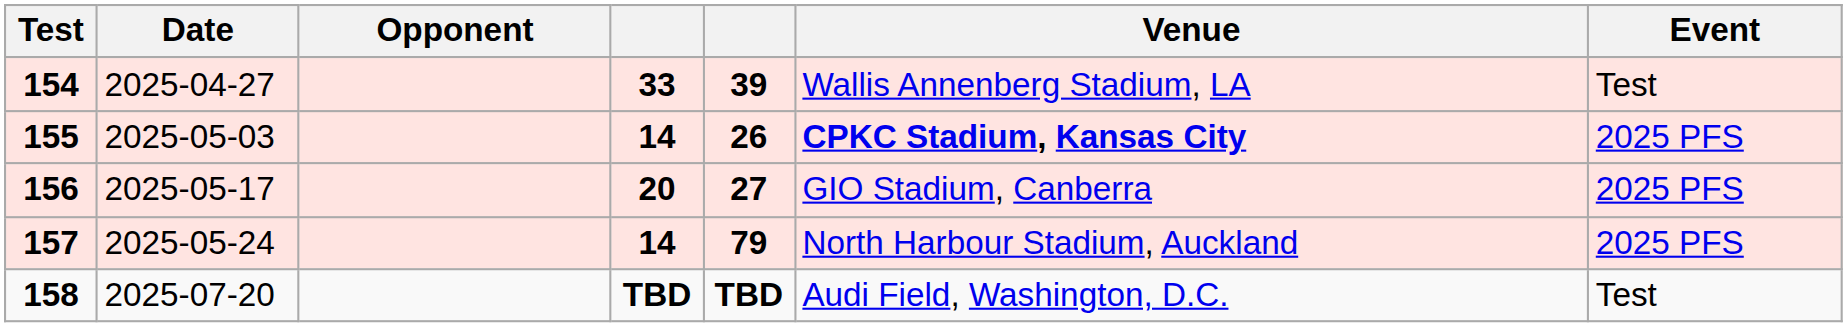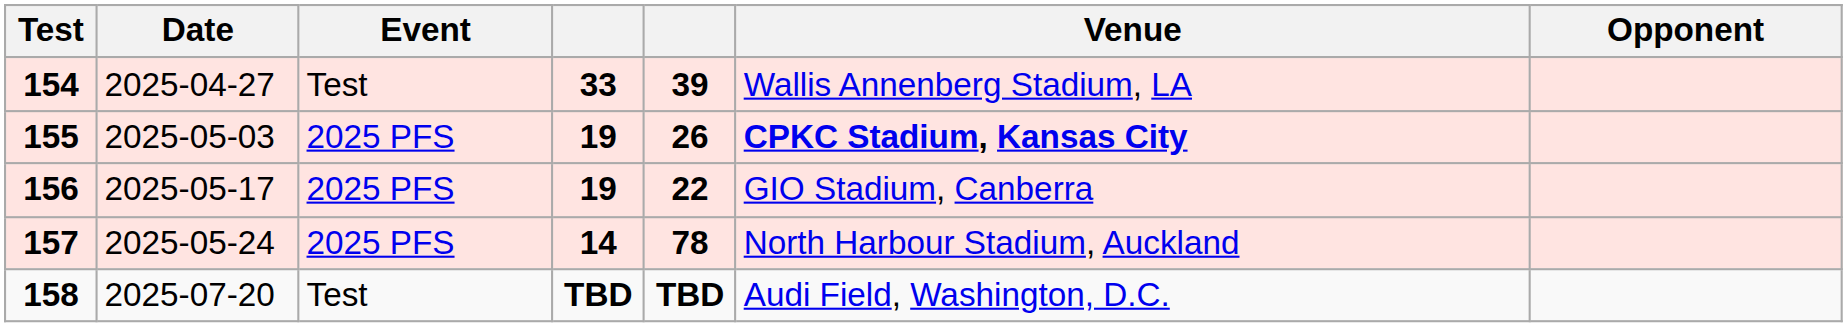columns swapped: (455, 30) <-> (1715, 30)
(657, 136) 14 -> (598, 136) 19
(657, 189) 20 -> (598, 189) 19
(749, 189) 27 -> (690, 189) 22
(749, 242) 79 -> (690, 242) 78
